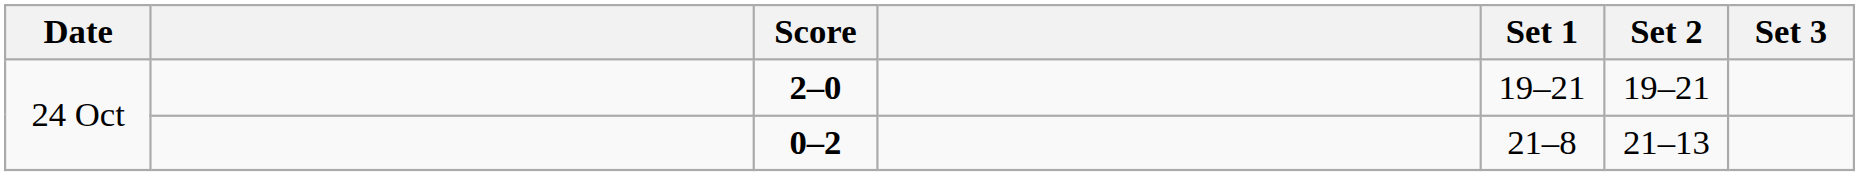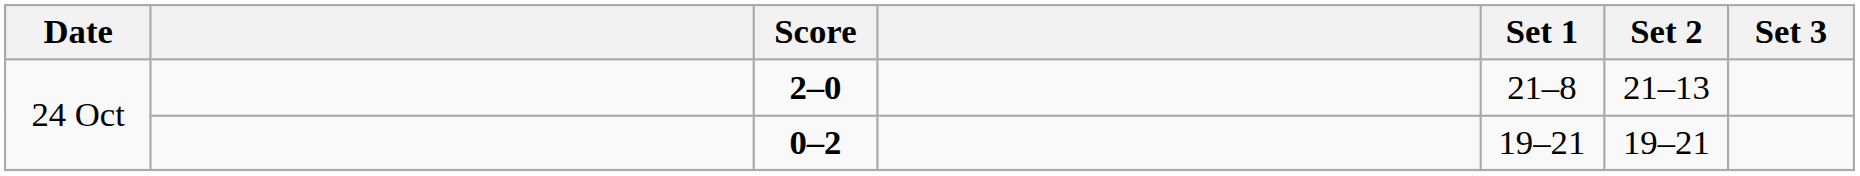(1542, 87) 19–21 -> (1542, 87) 21–8
(1666, 87) 19–21 -> (1666, 87) 21–13
(1542, 142) 21–8 -> (1542, 142) 19–21
(1666, 142) 21–13 -> (1666, 142) 19–21
